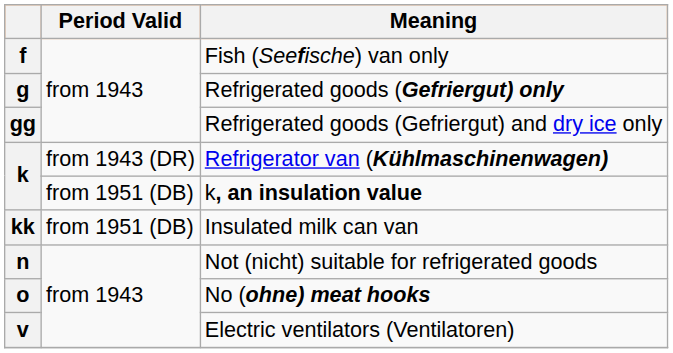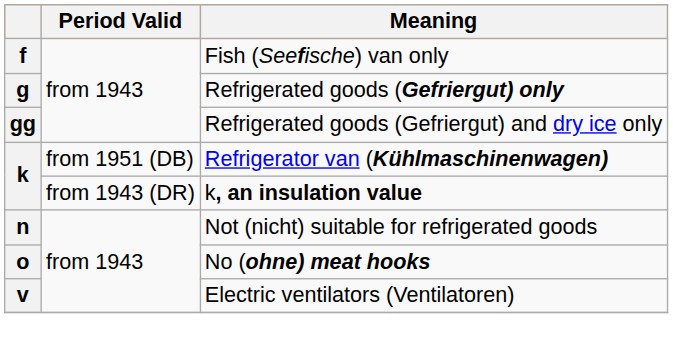(120, 158) from 1943 (DR) -> (120, 158) from 1951 (DB)
(120, 192) from 1951 (DB) -> (120, 192) from 1943 (DR)
- row: (312, 227)
